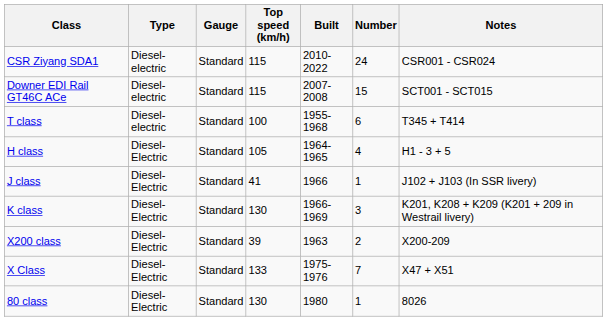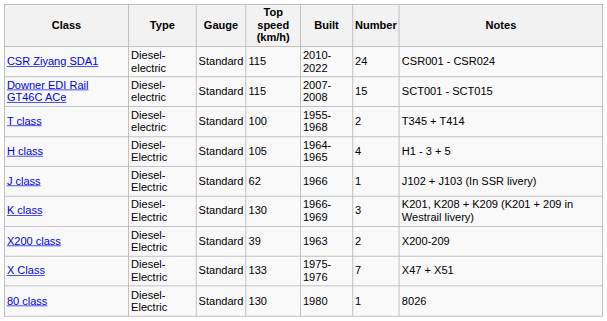(358, 121) 6 -> (358, 121) 2
(255, 181) 41 -> (255, 181) 62
